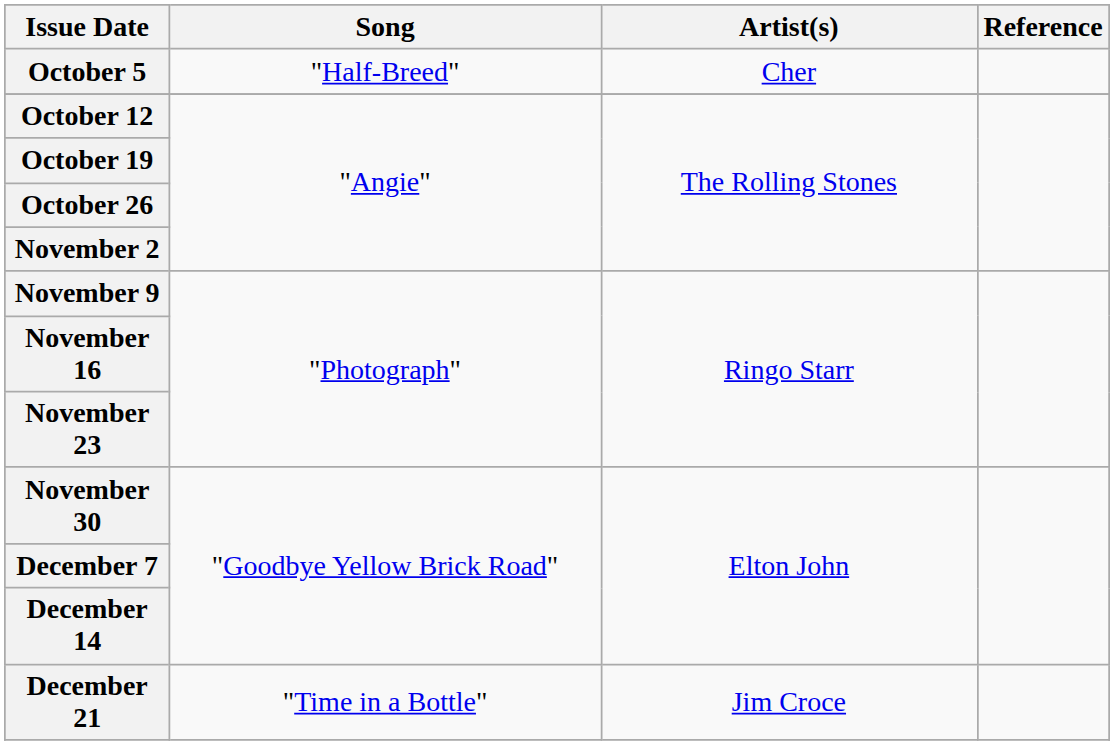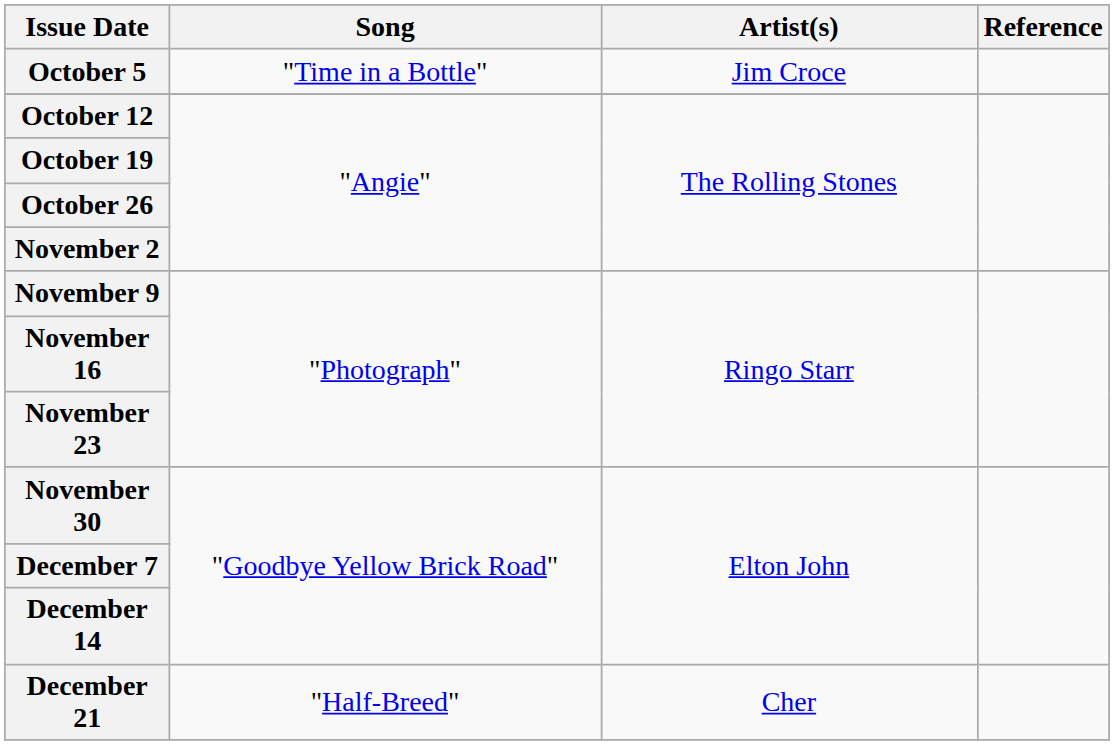(385, 71) "Half-Breed" -> (385, 71) "Time in a Bottle"
(789, 71) Cher -> (789, 71) Jim Croce
(385, 701) "Time in a Bottle" -> (385, 701) "Half-Breed"
(789, 701) Jim Croce -> (789, 701) Cher
